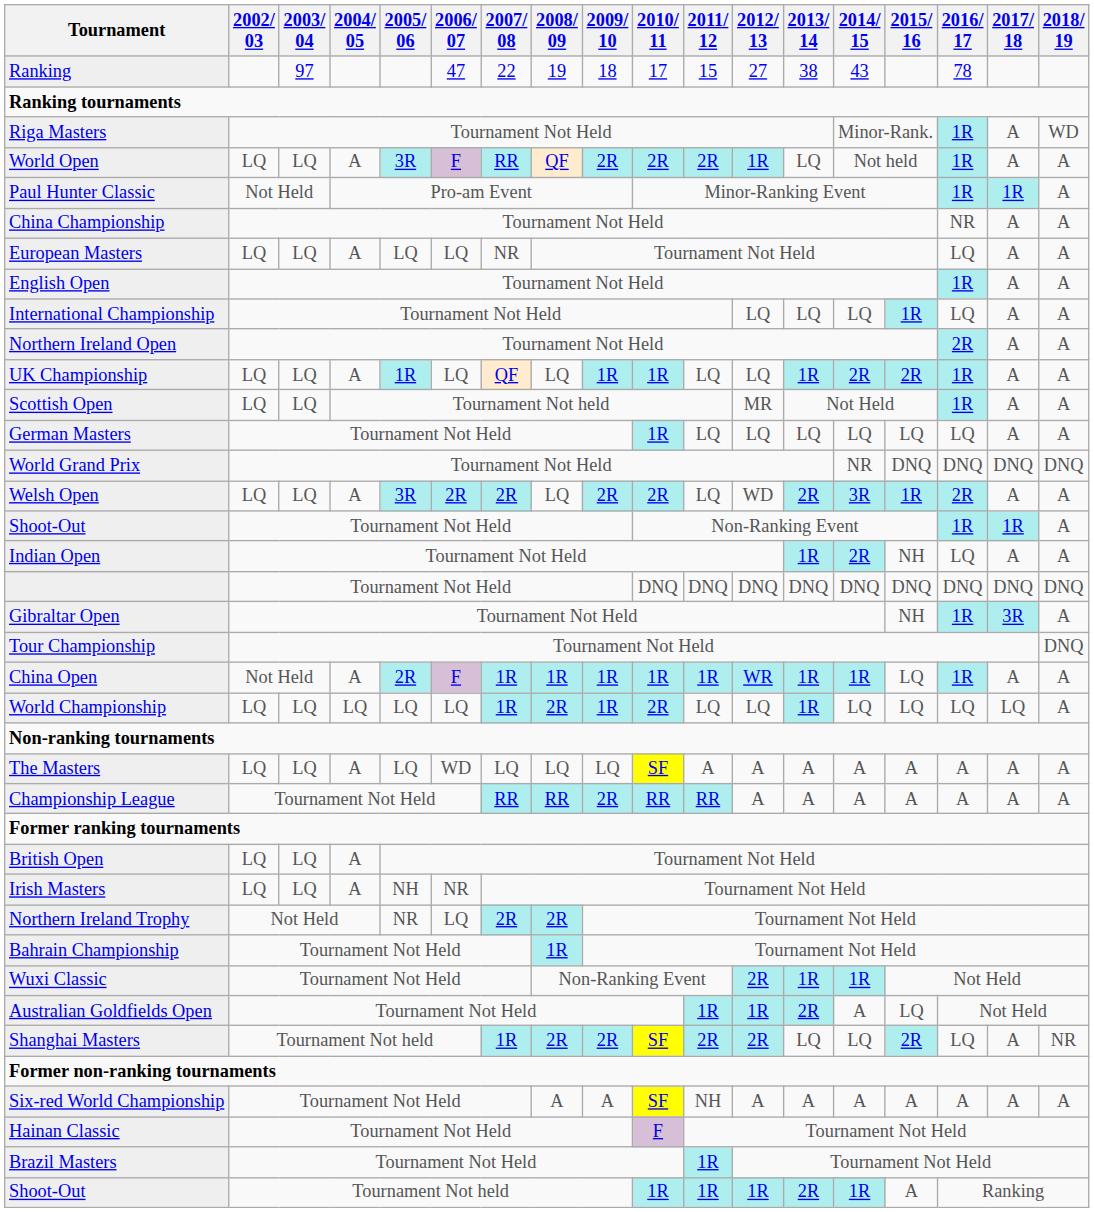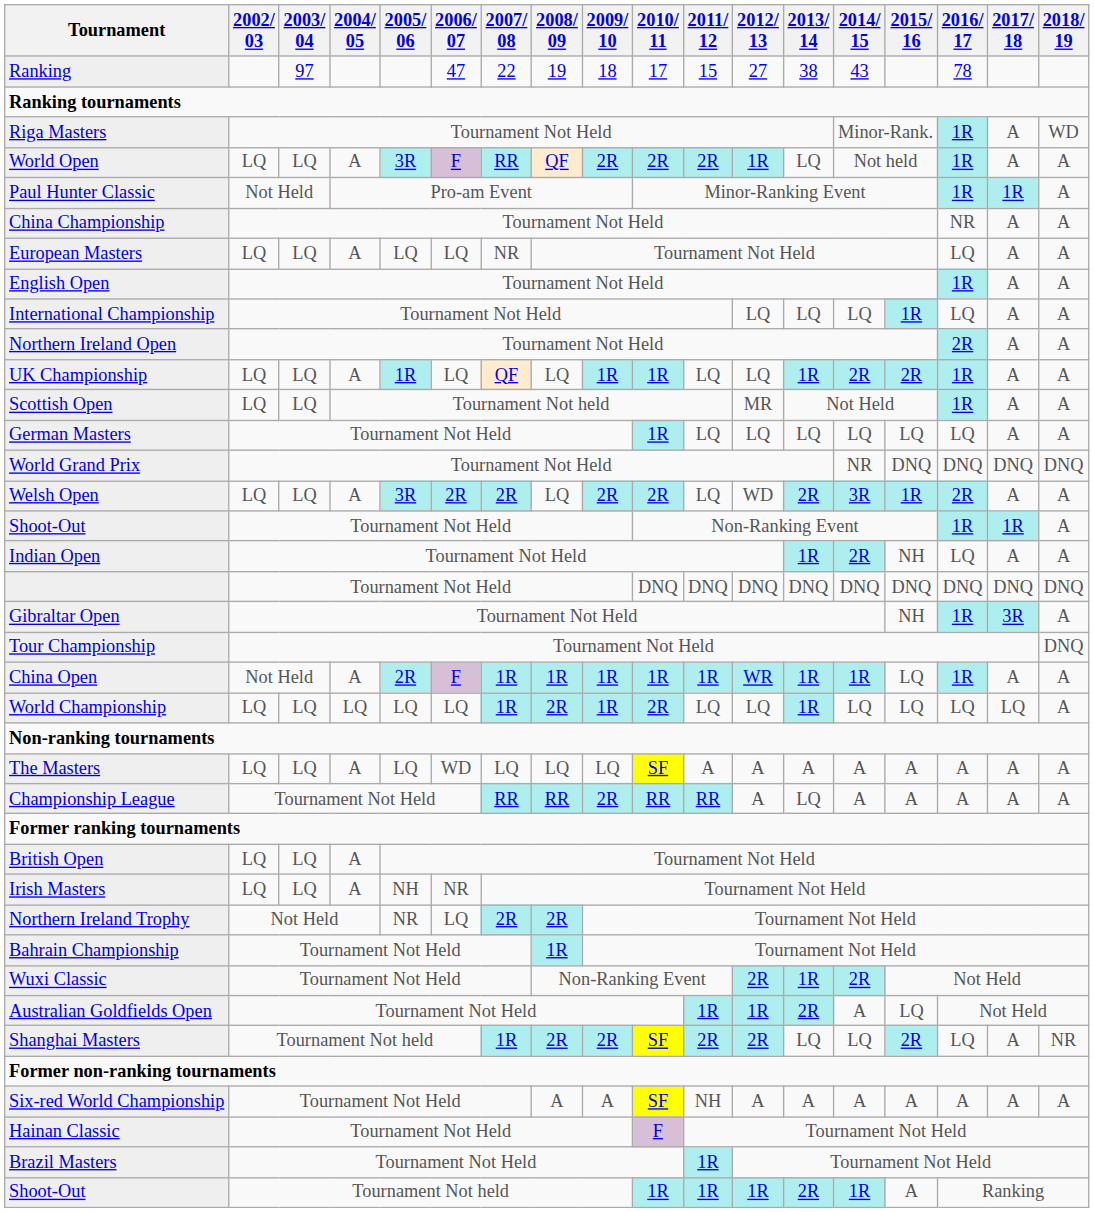(808, 798) A -> (808, 798) LQ
(860, 979) 1R -> (860, 979) 2R
